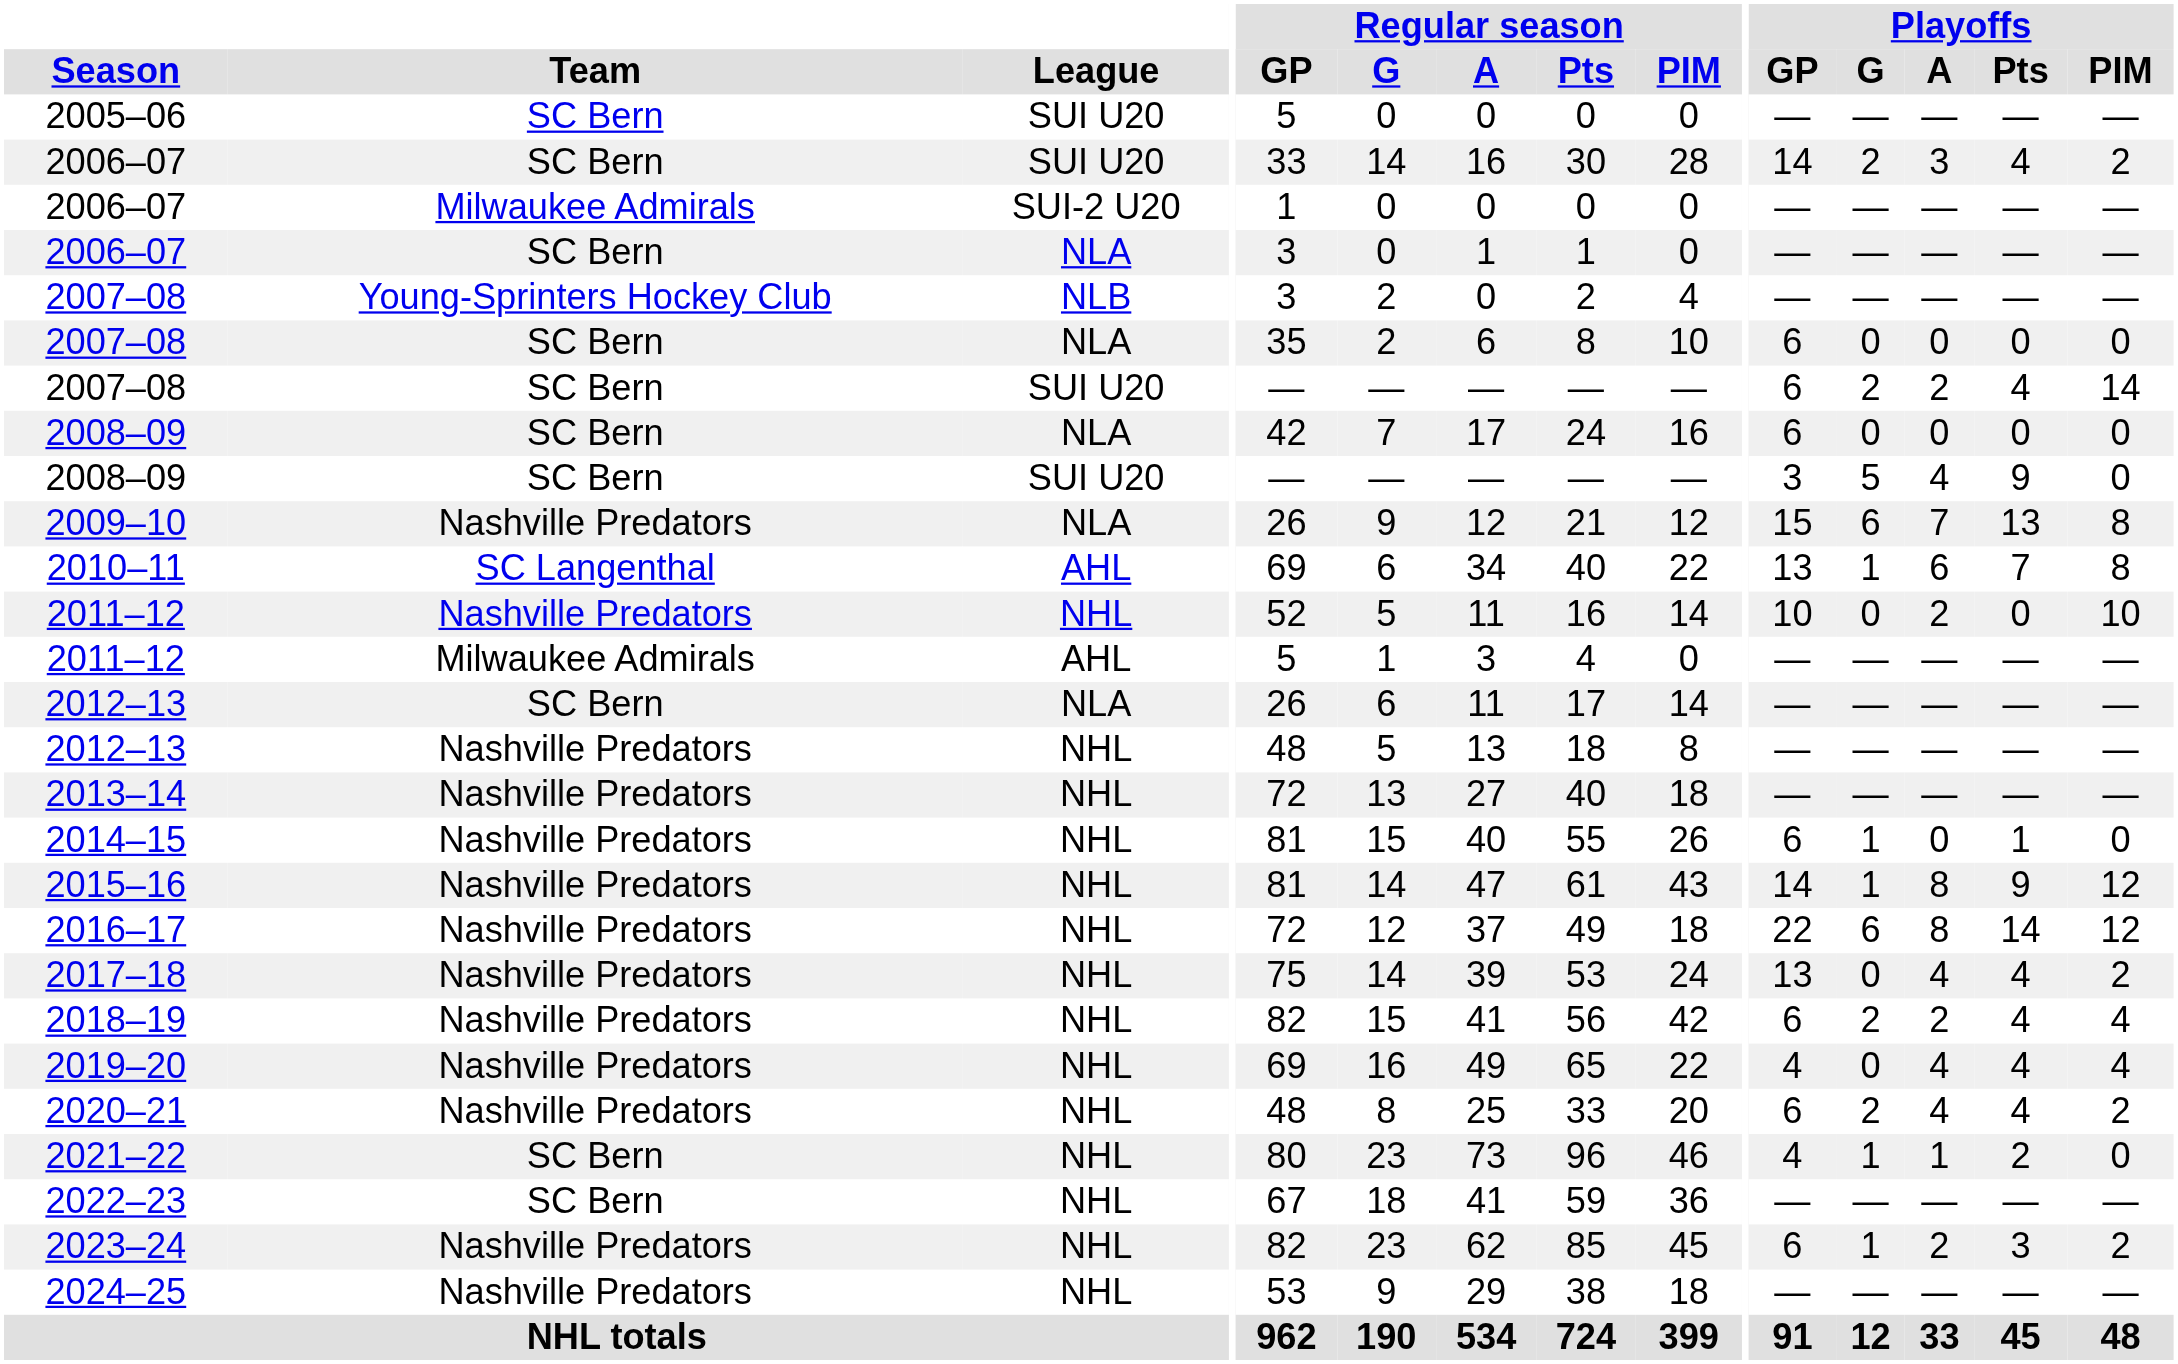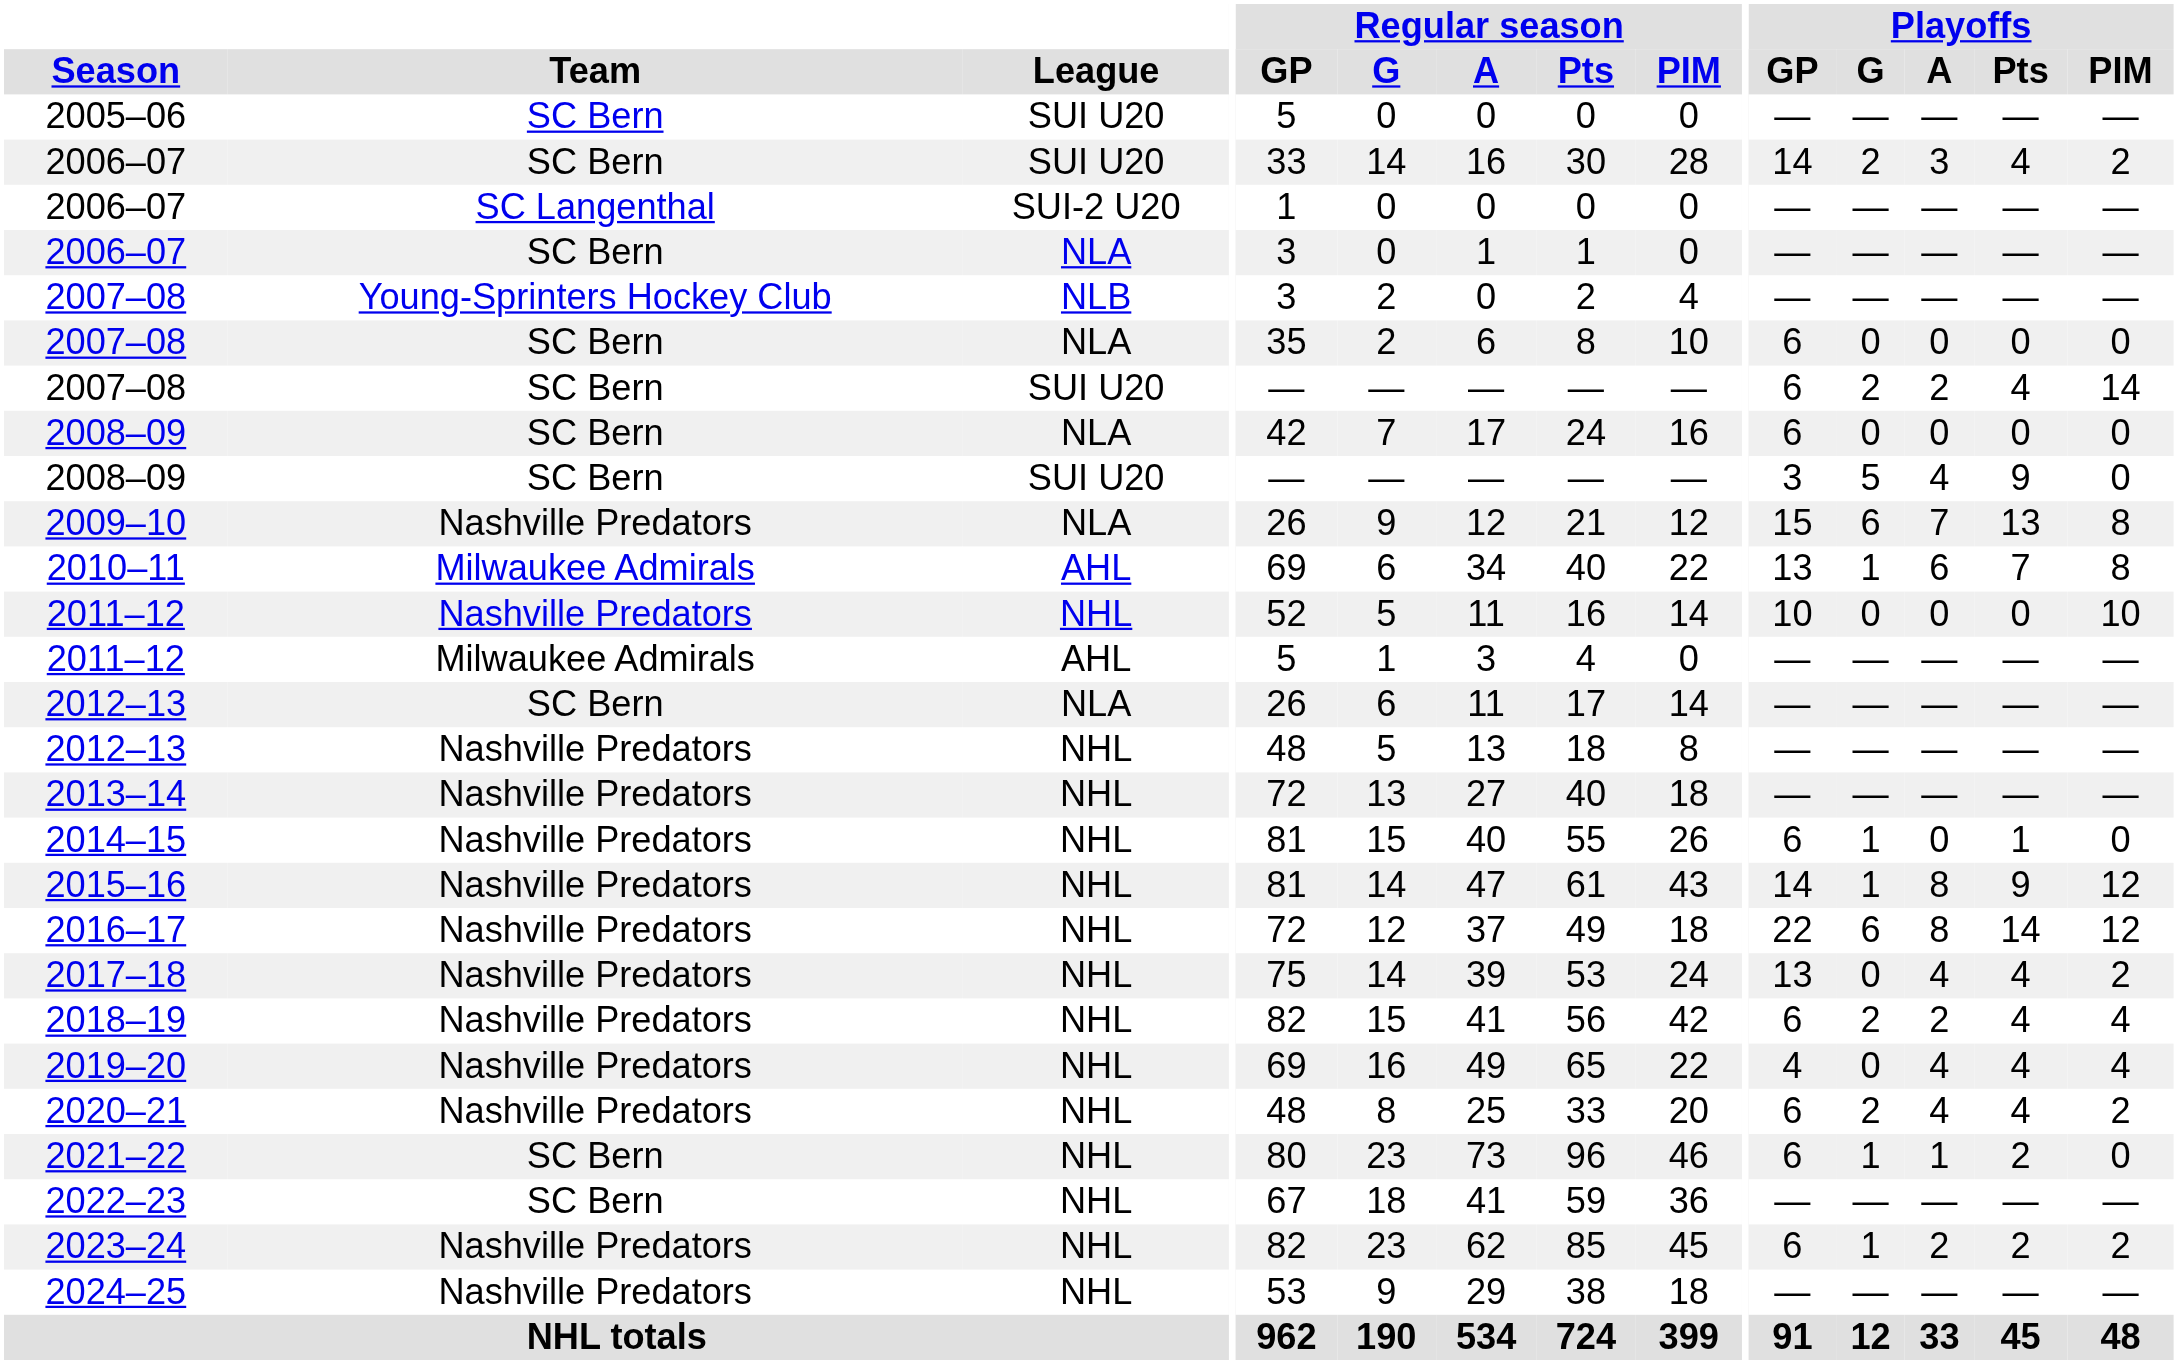(595, 206) Milwaukee Admirals -> (595, 206) SC Langenthal
(595, 568) SC Langenthal -> (595, 568) Milwaukee Admirals
(1939, 613) 2 -> (1939, 613) 0
(1792, 1155) 4 -> (1792, 1155) 6
(2021, 1246) 3 -> (2021, 1246) 2
